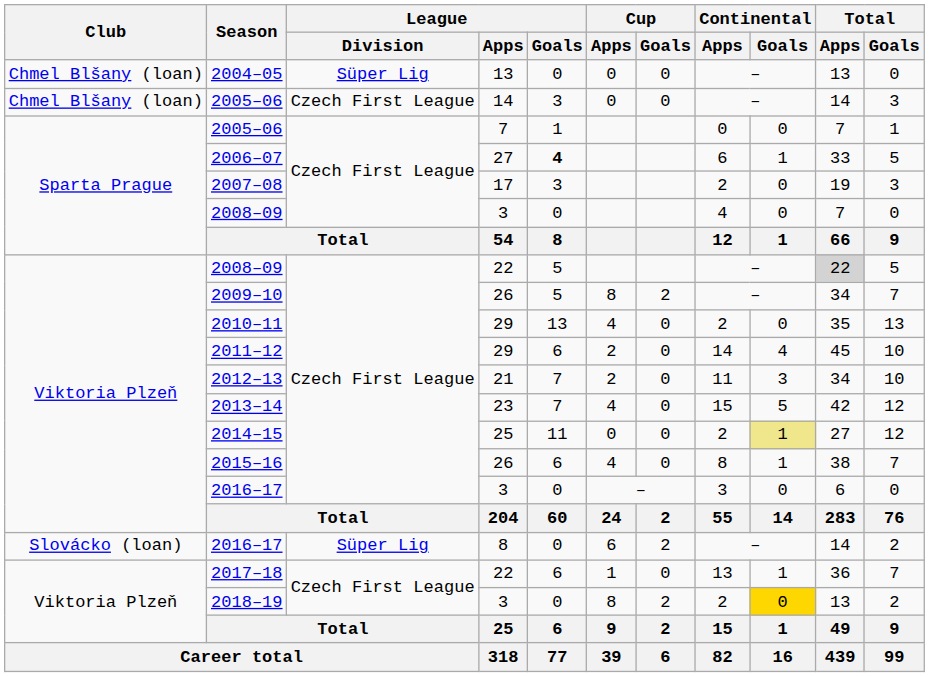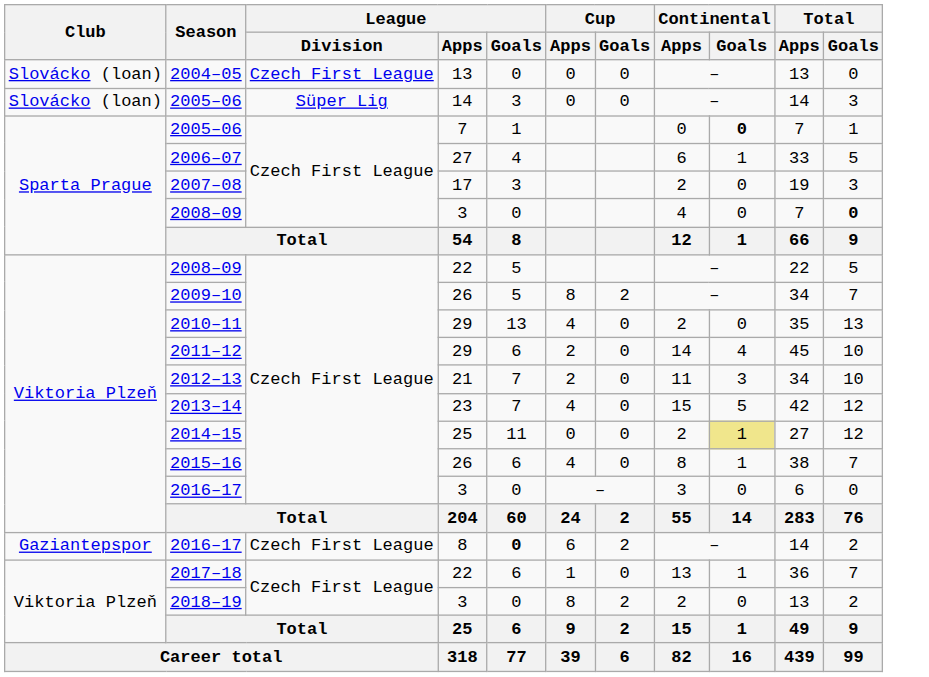(106, 74) Chmel Blšany (loan) -> (85, 74) Slovácko (loan)
(383, 74) Süper Lig -> (342, 74) Czech First League
(106, 102) Chmel Blšany (loan) -> (85, 102) Slovácko (loan)
(383, 102) Czech First League -> (342, 102) Süper Lig
(783, 130) normal -> (742, 130) bold
(557, 157) bold -> (516, 157) normal
(894, 213) normal -> (853, 213) bold
(840, 268) lightgrey background -> (799, 268) no background
(106, 546) Slovácko (loan) -> (85, 546) Gaziantepspor
(383, 546) Süper Lig -> (342, 546) Czech First League
(557, 546) normal -> (516, 546) bold
(783, 601) gold background -> (742, 601) no background
